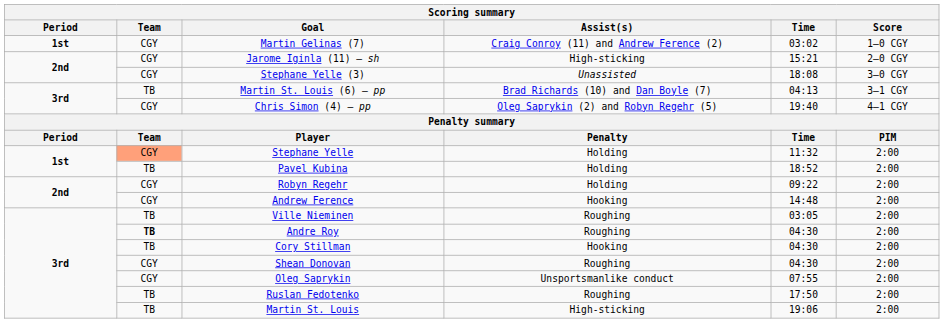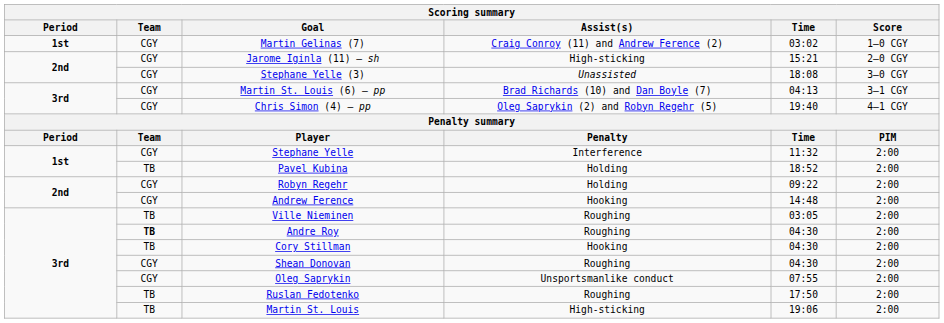(149, 91) TB -> (149, 91) CGY
(149, 153) lightsalmon background -> (149, 153) no background
(607, 153) Holding -> (607, 153) Interference
